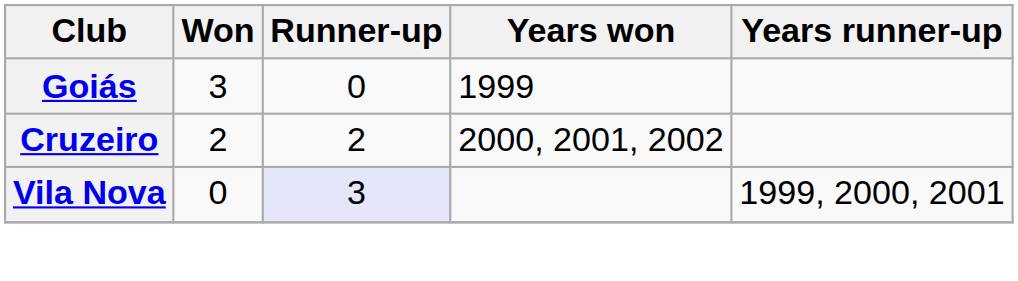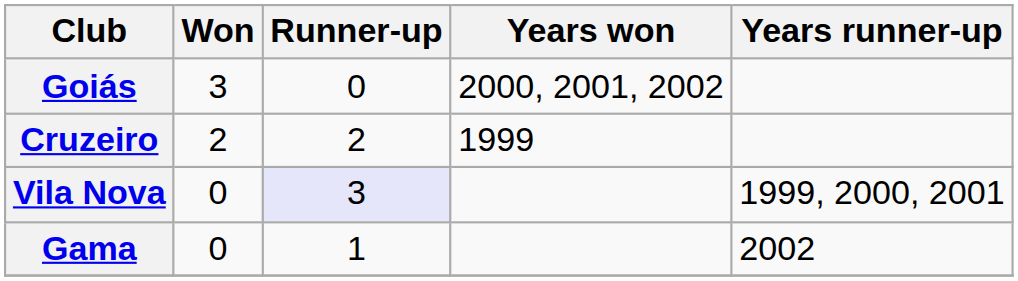(496, 85) 1999 -> (591, 85) 2000, 2001, 2002
(591, 139) 2000, 2001, 2002 -> (496, 139) 1999
+ row: (89, 247)
